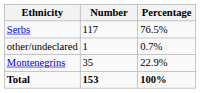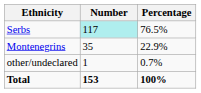(90, 29) no background -> (90, 29) paleturquoise background
rows swapped: (36, 63) <-> (42, 46)
